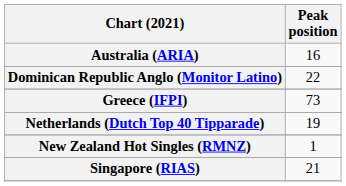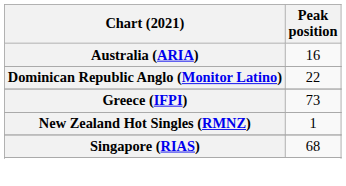- row: (145, 123)
(313, 169) 21 -> (313, 146) 68
